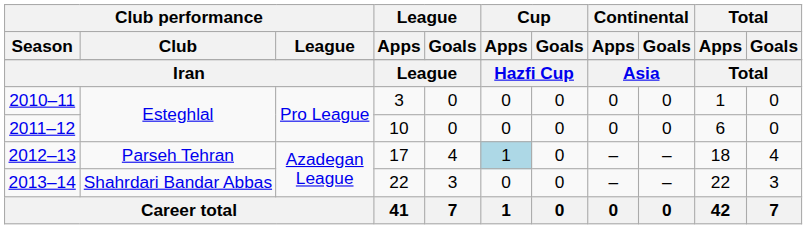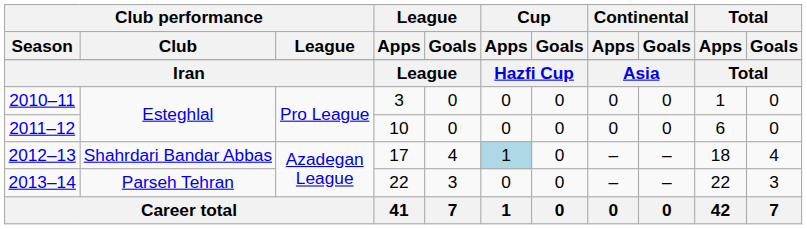(178, 155) Parseh Tehran -> (178, 155) Shahrdari Bandar Abbas
(178, 182) Shahrdari Bandar Abbas -> (178, 182) Parseh Tehran
